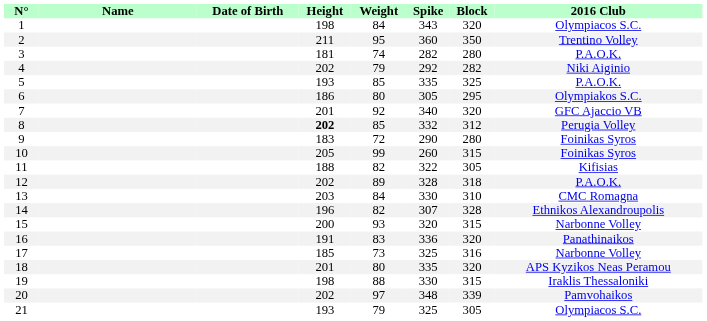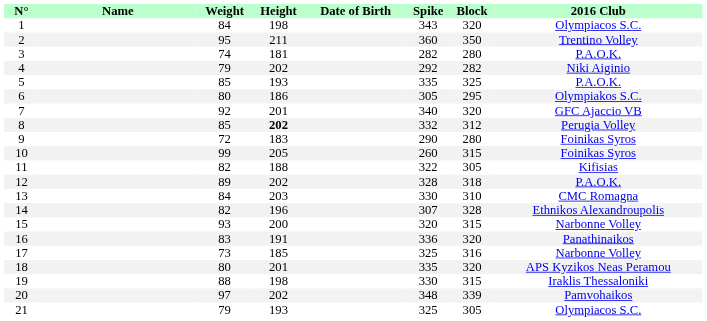columns swapped: (248, 11) <-> (379, 11)
